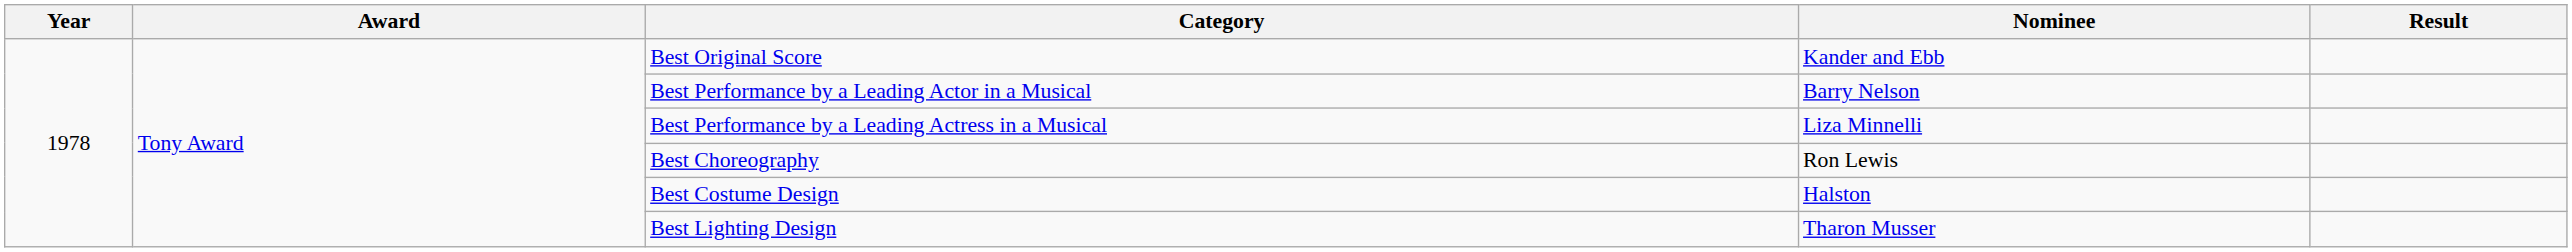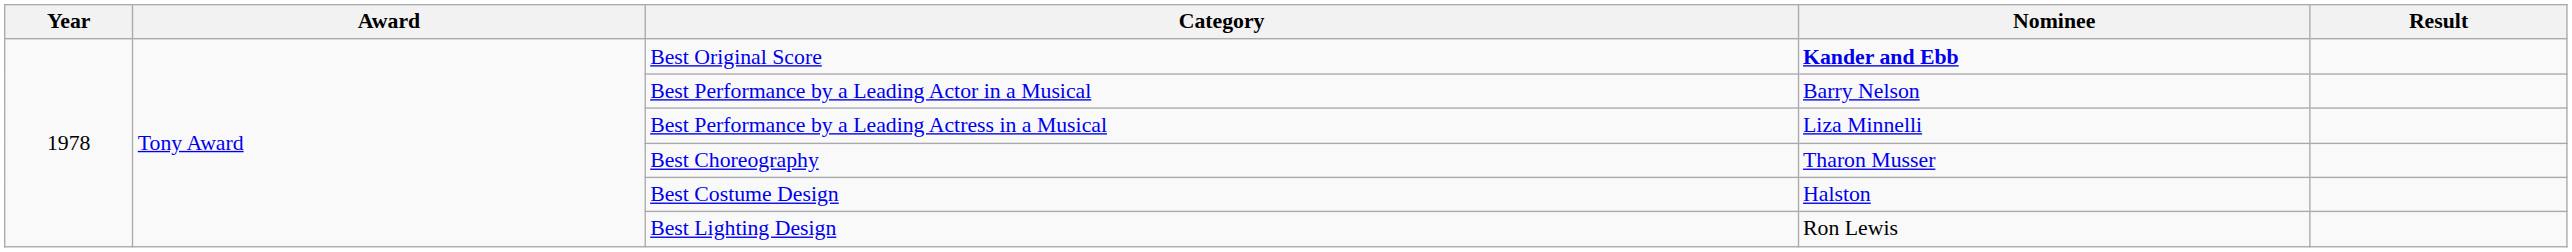(1874, 56) normal -> (1881, 56) bold
(1850, 159) Ron Lewis -> (1869, 159) Tharon Musser
(1869, 228) Tharon Musser -> (1850, 228) Ron Lewis
